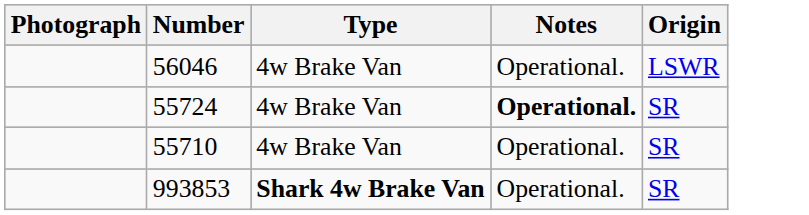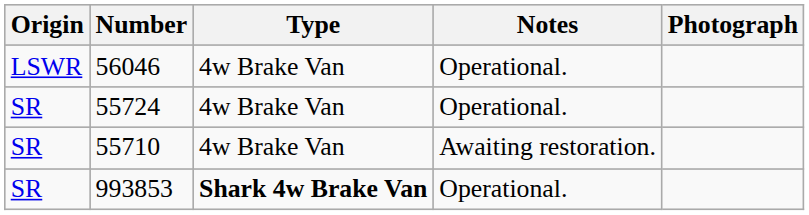columns swapped: (684, 24) <-> (76, 24)
(566, 106) bold -> (503, 106) normal
(561, 147) Operational. -> (548, 147) Awaiting restoration.
